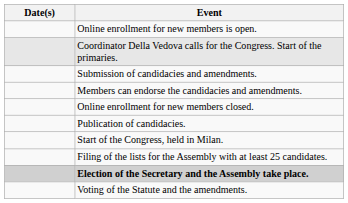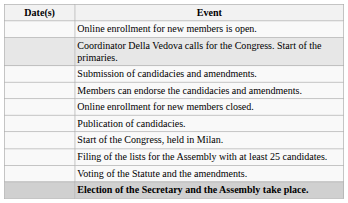rows swapped: (162, 190) <-> (193, 173)
